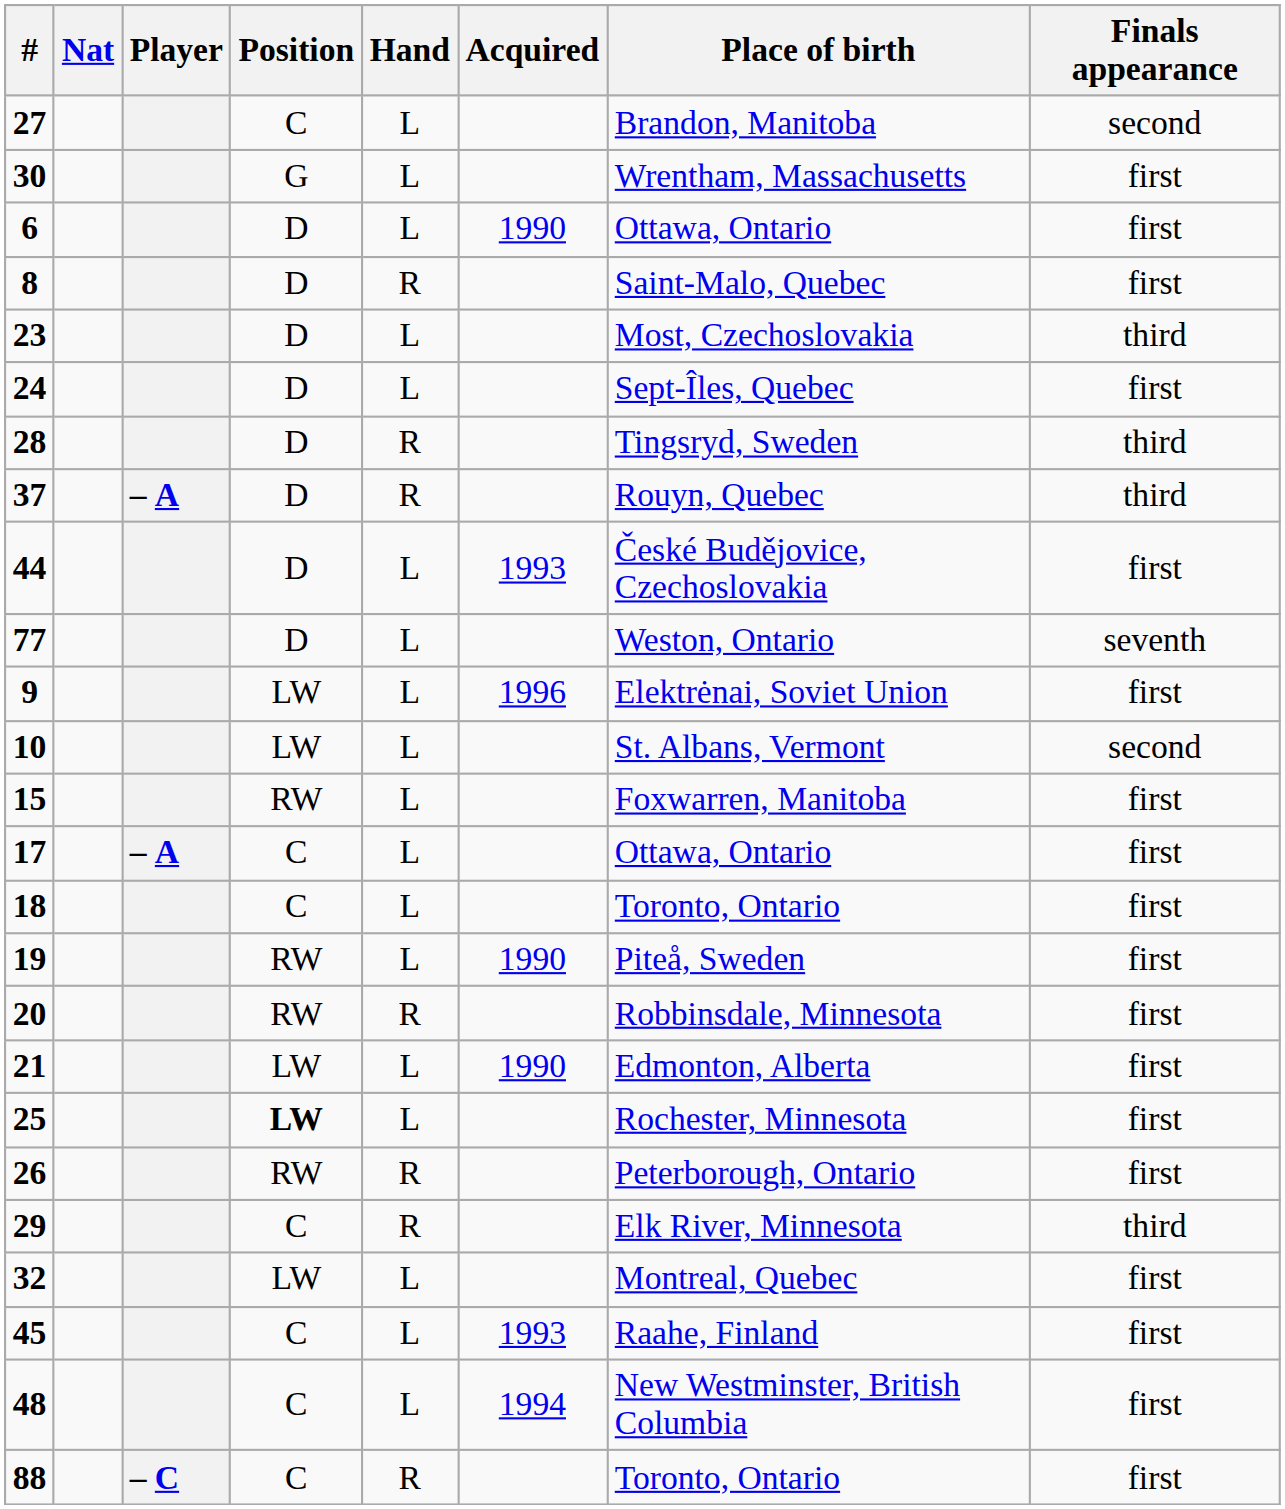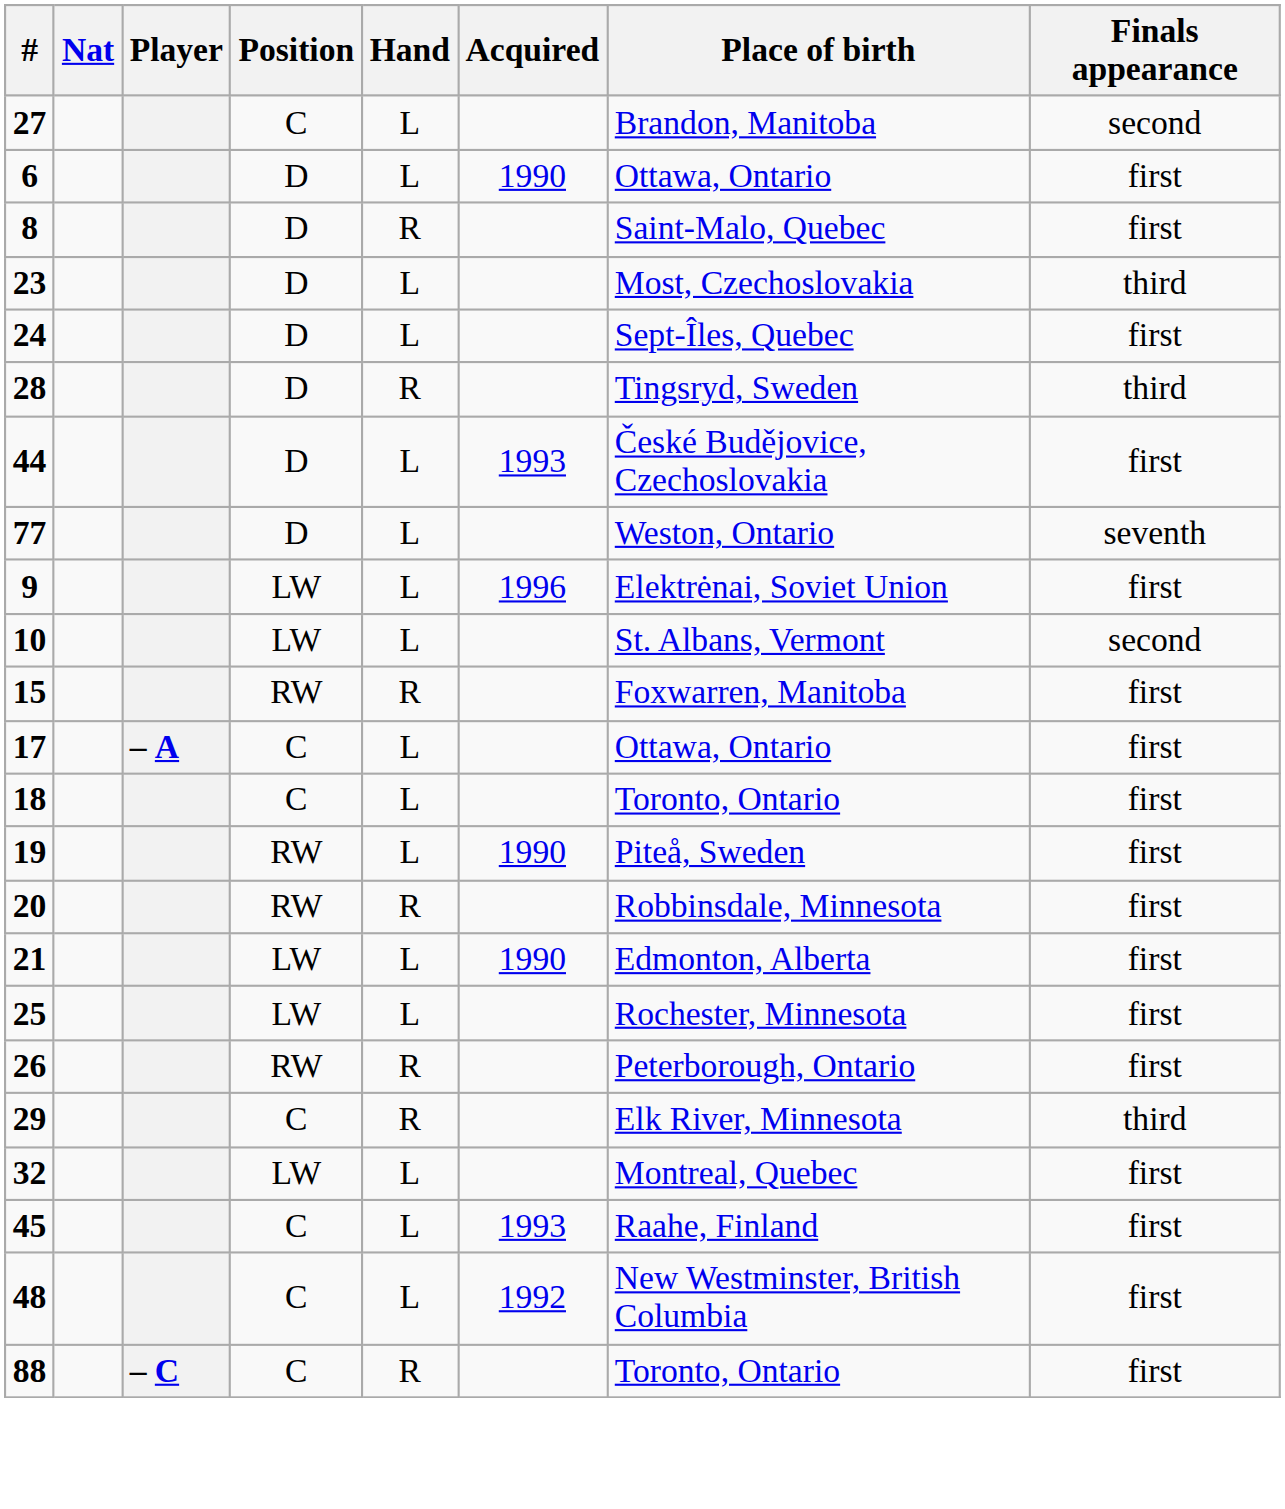- row: (30, 175)
- row: (30, 495)
(410, 799) L -> (410, 692) R
(296, 1119) bold -> (296, 1012) normal
(532, 1404) 1994 -> (532, 1297) 1992
